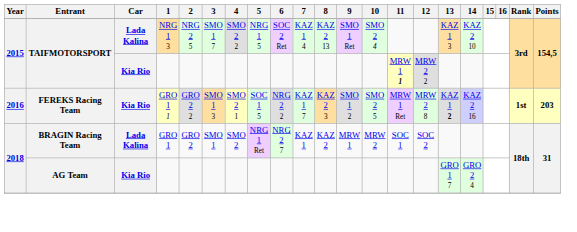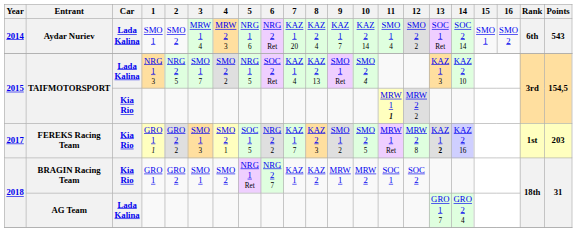+ row: (69, 35)
(15, 105) 2016 -> (15, 140) 2017
(136, 140) Lada Kalina -> (127, 175) Kia Rio
(136, 175) Kia Rio -> (127, 210) Lada Kalina
